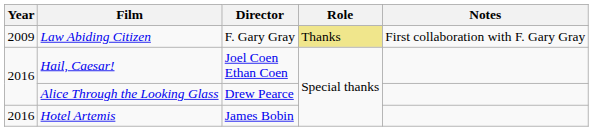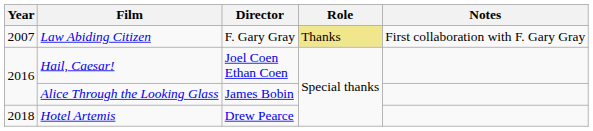(21, 36) 2009 -> (21, 36) 2007
(259, 94) Drew Pearce -> (259, 94) James Bobin
(21, 115) 2016 -> (21, 115) 2018
(259, 115) James Bobin -> (259, 115) Drew Pearce
